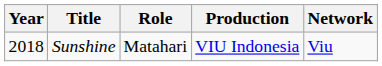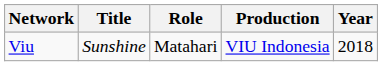columns swapped: (26, 18) <-> (340, 18)
